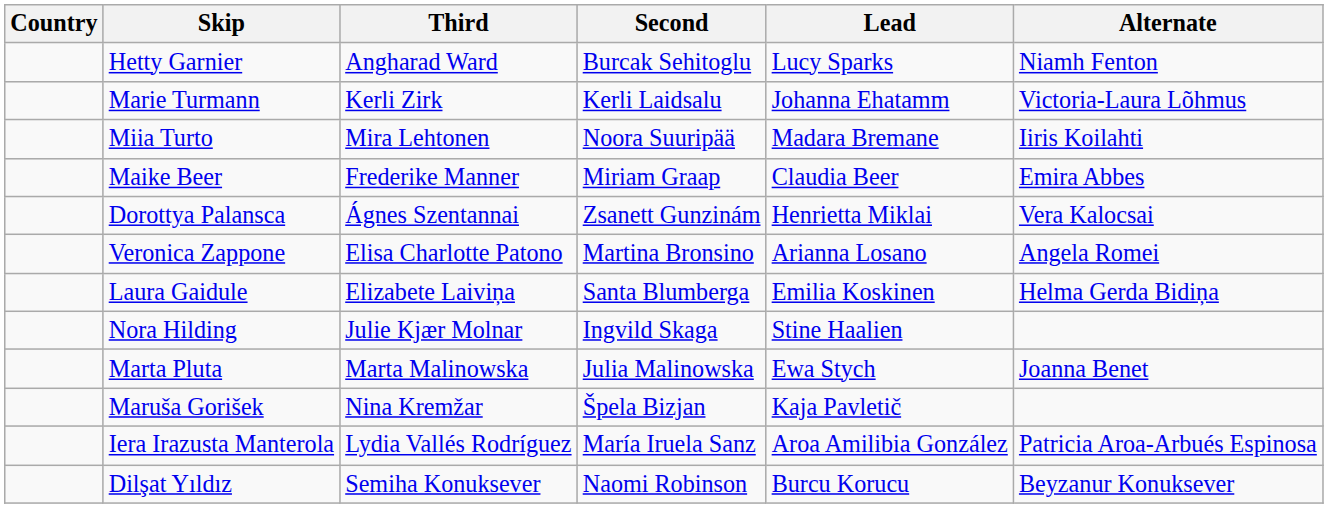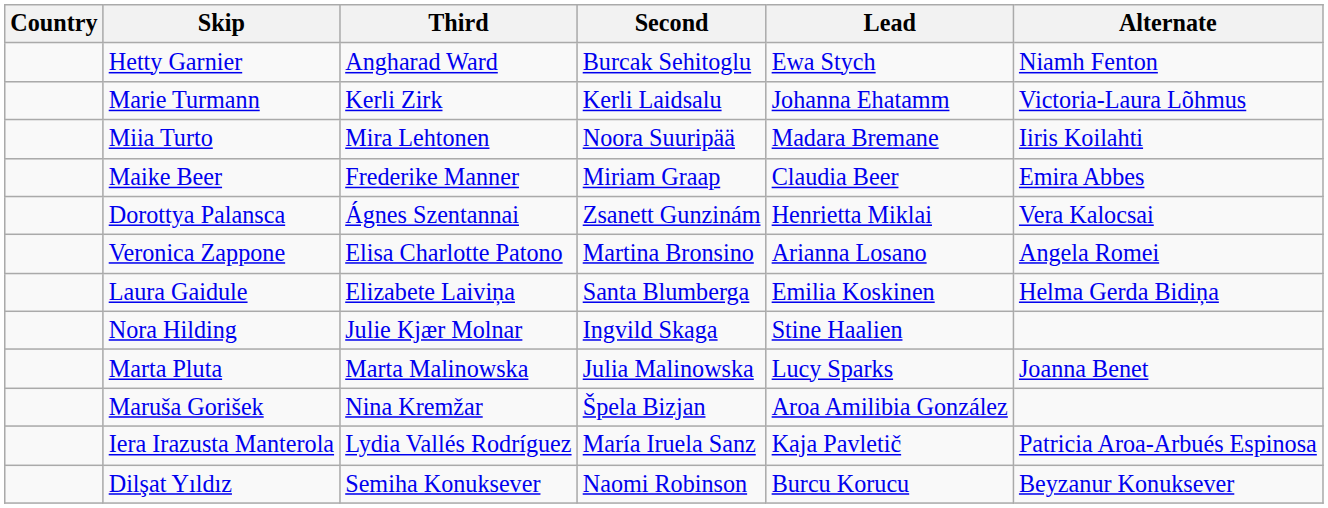(832, 61) Lucy Sparks -> (824, 61) Ewa Stych
(824, 368) Ewa Stych -> (832, 368) Lucy Sparks
(836, 406) Kaja Pavletič -> (890, 406) Aroa Amilibia González
(890, 445) Aroa Amilibia González -> (836, 445) Kaja Pavletič
